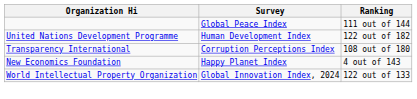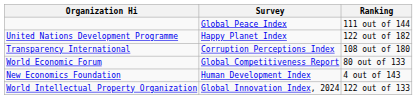(256, 37) Human Development Index -> (244, 37) Happy Planet Index
+ row: (54, 62)
(244, 62) Happy Planet Index -> (256, 75) Human Development Index
